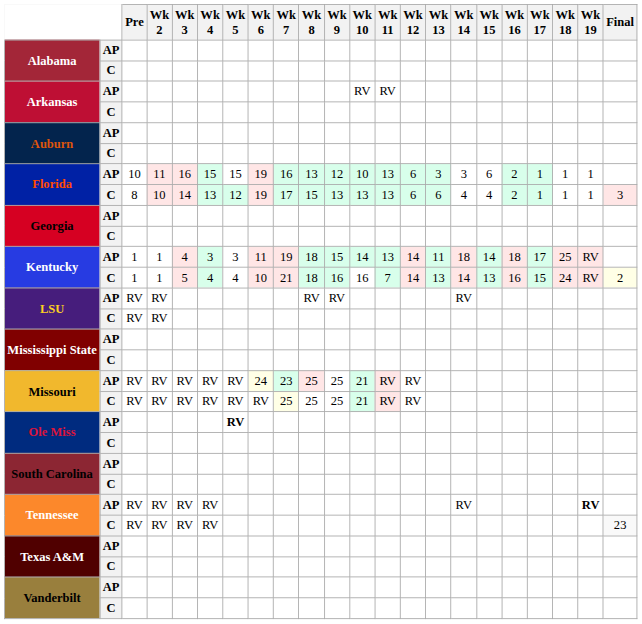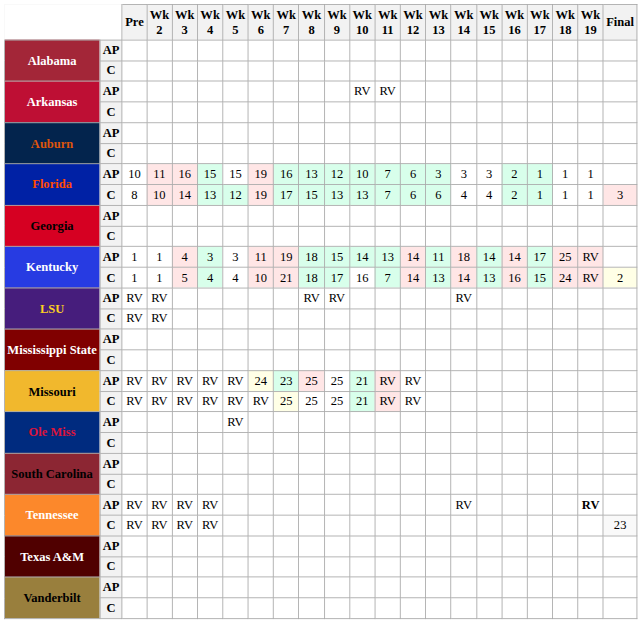(388, 174) 13 -> (388, 174) 7
(489, 174) 6 -> (489, 174) 3
(388, 195) 13 -> (388, 195) 7
(514, 257) 18 -> (514, 257) 14
(337, 277) 16 -> (337, 277) 17
(235, 422) bold -> (235, 422) normal
